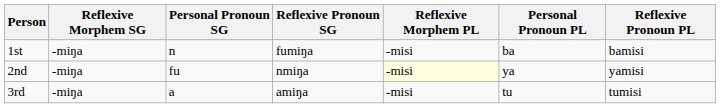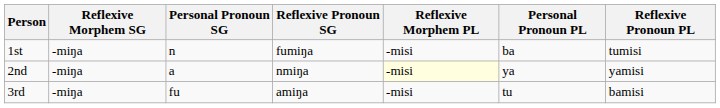(626, 50) bamisi -> (625, 50) tumisi
(174, 71) fu -> (172, 71) a
(172, 92) a -> (174, 92) fu
(625, 92) tumisi -> (626, 92) bamisi
